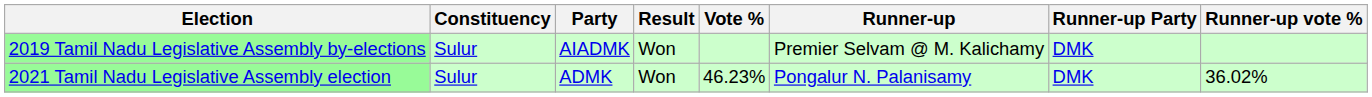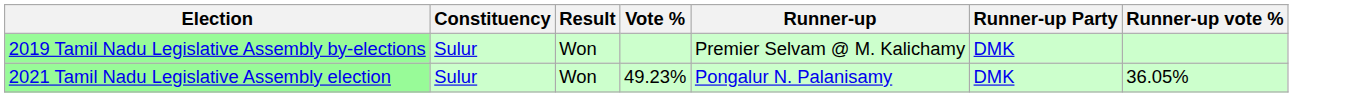- column: (595, 19)
(734, 77) 46.23% -> (655, 77) 49.23%
(1236, 77) 36.02% -> (1157, 77) 36.05%
